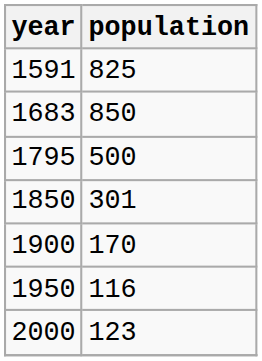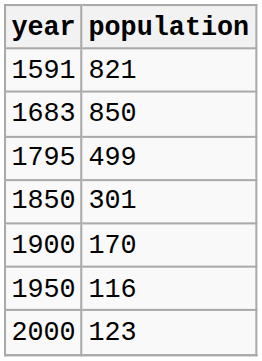(113, 70) 825 -> (113, 70) 821
(113, 158) 500 -> (113, 158) 499
